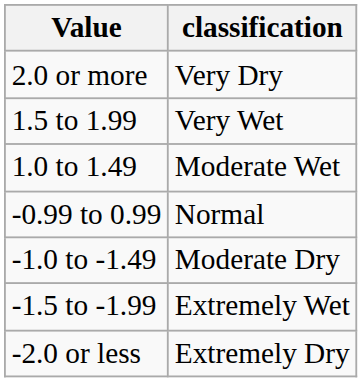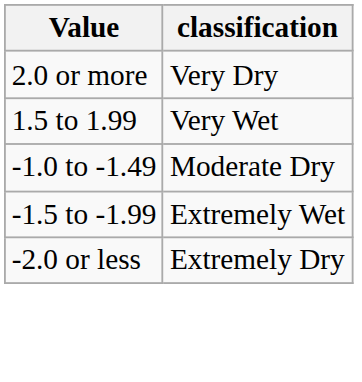- row: (74, 167)
- row: (86, 213)
